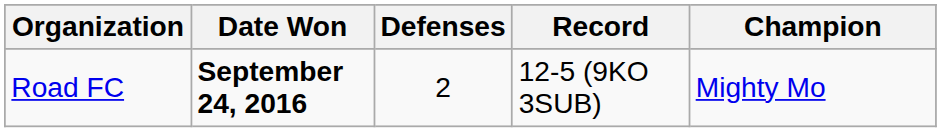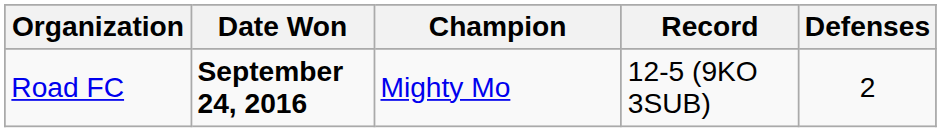columns swapped: (813, 26) <-> (443, 26)
